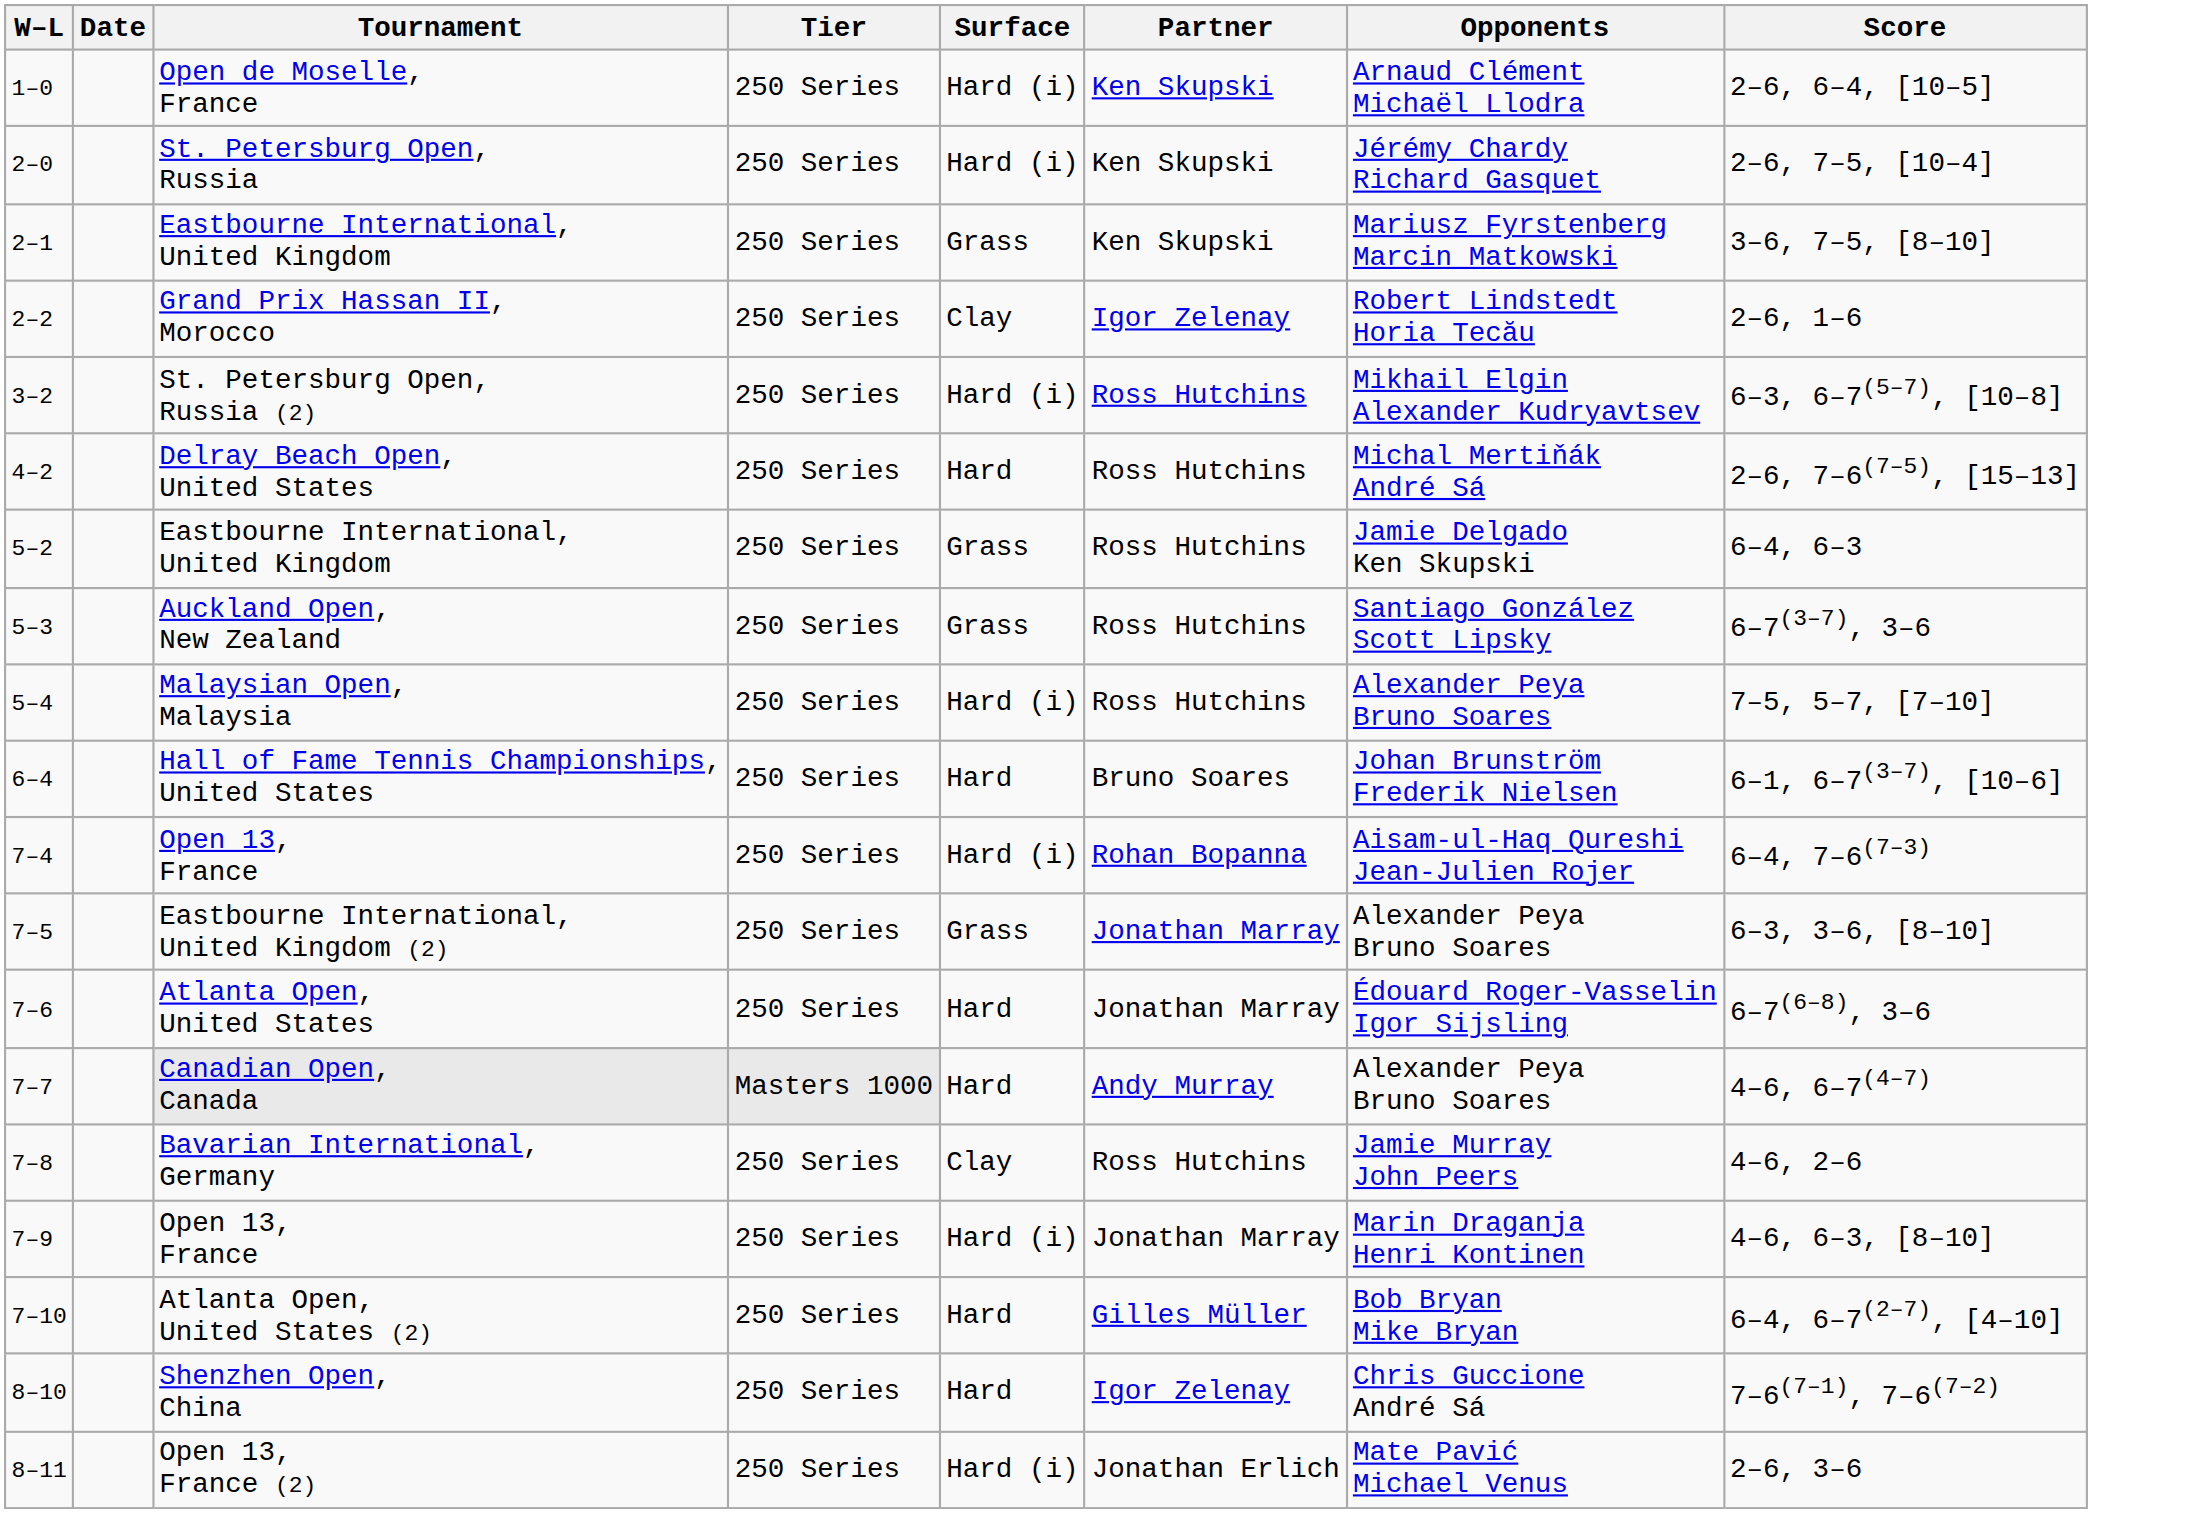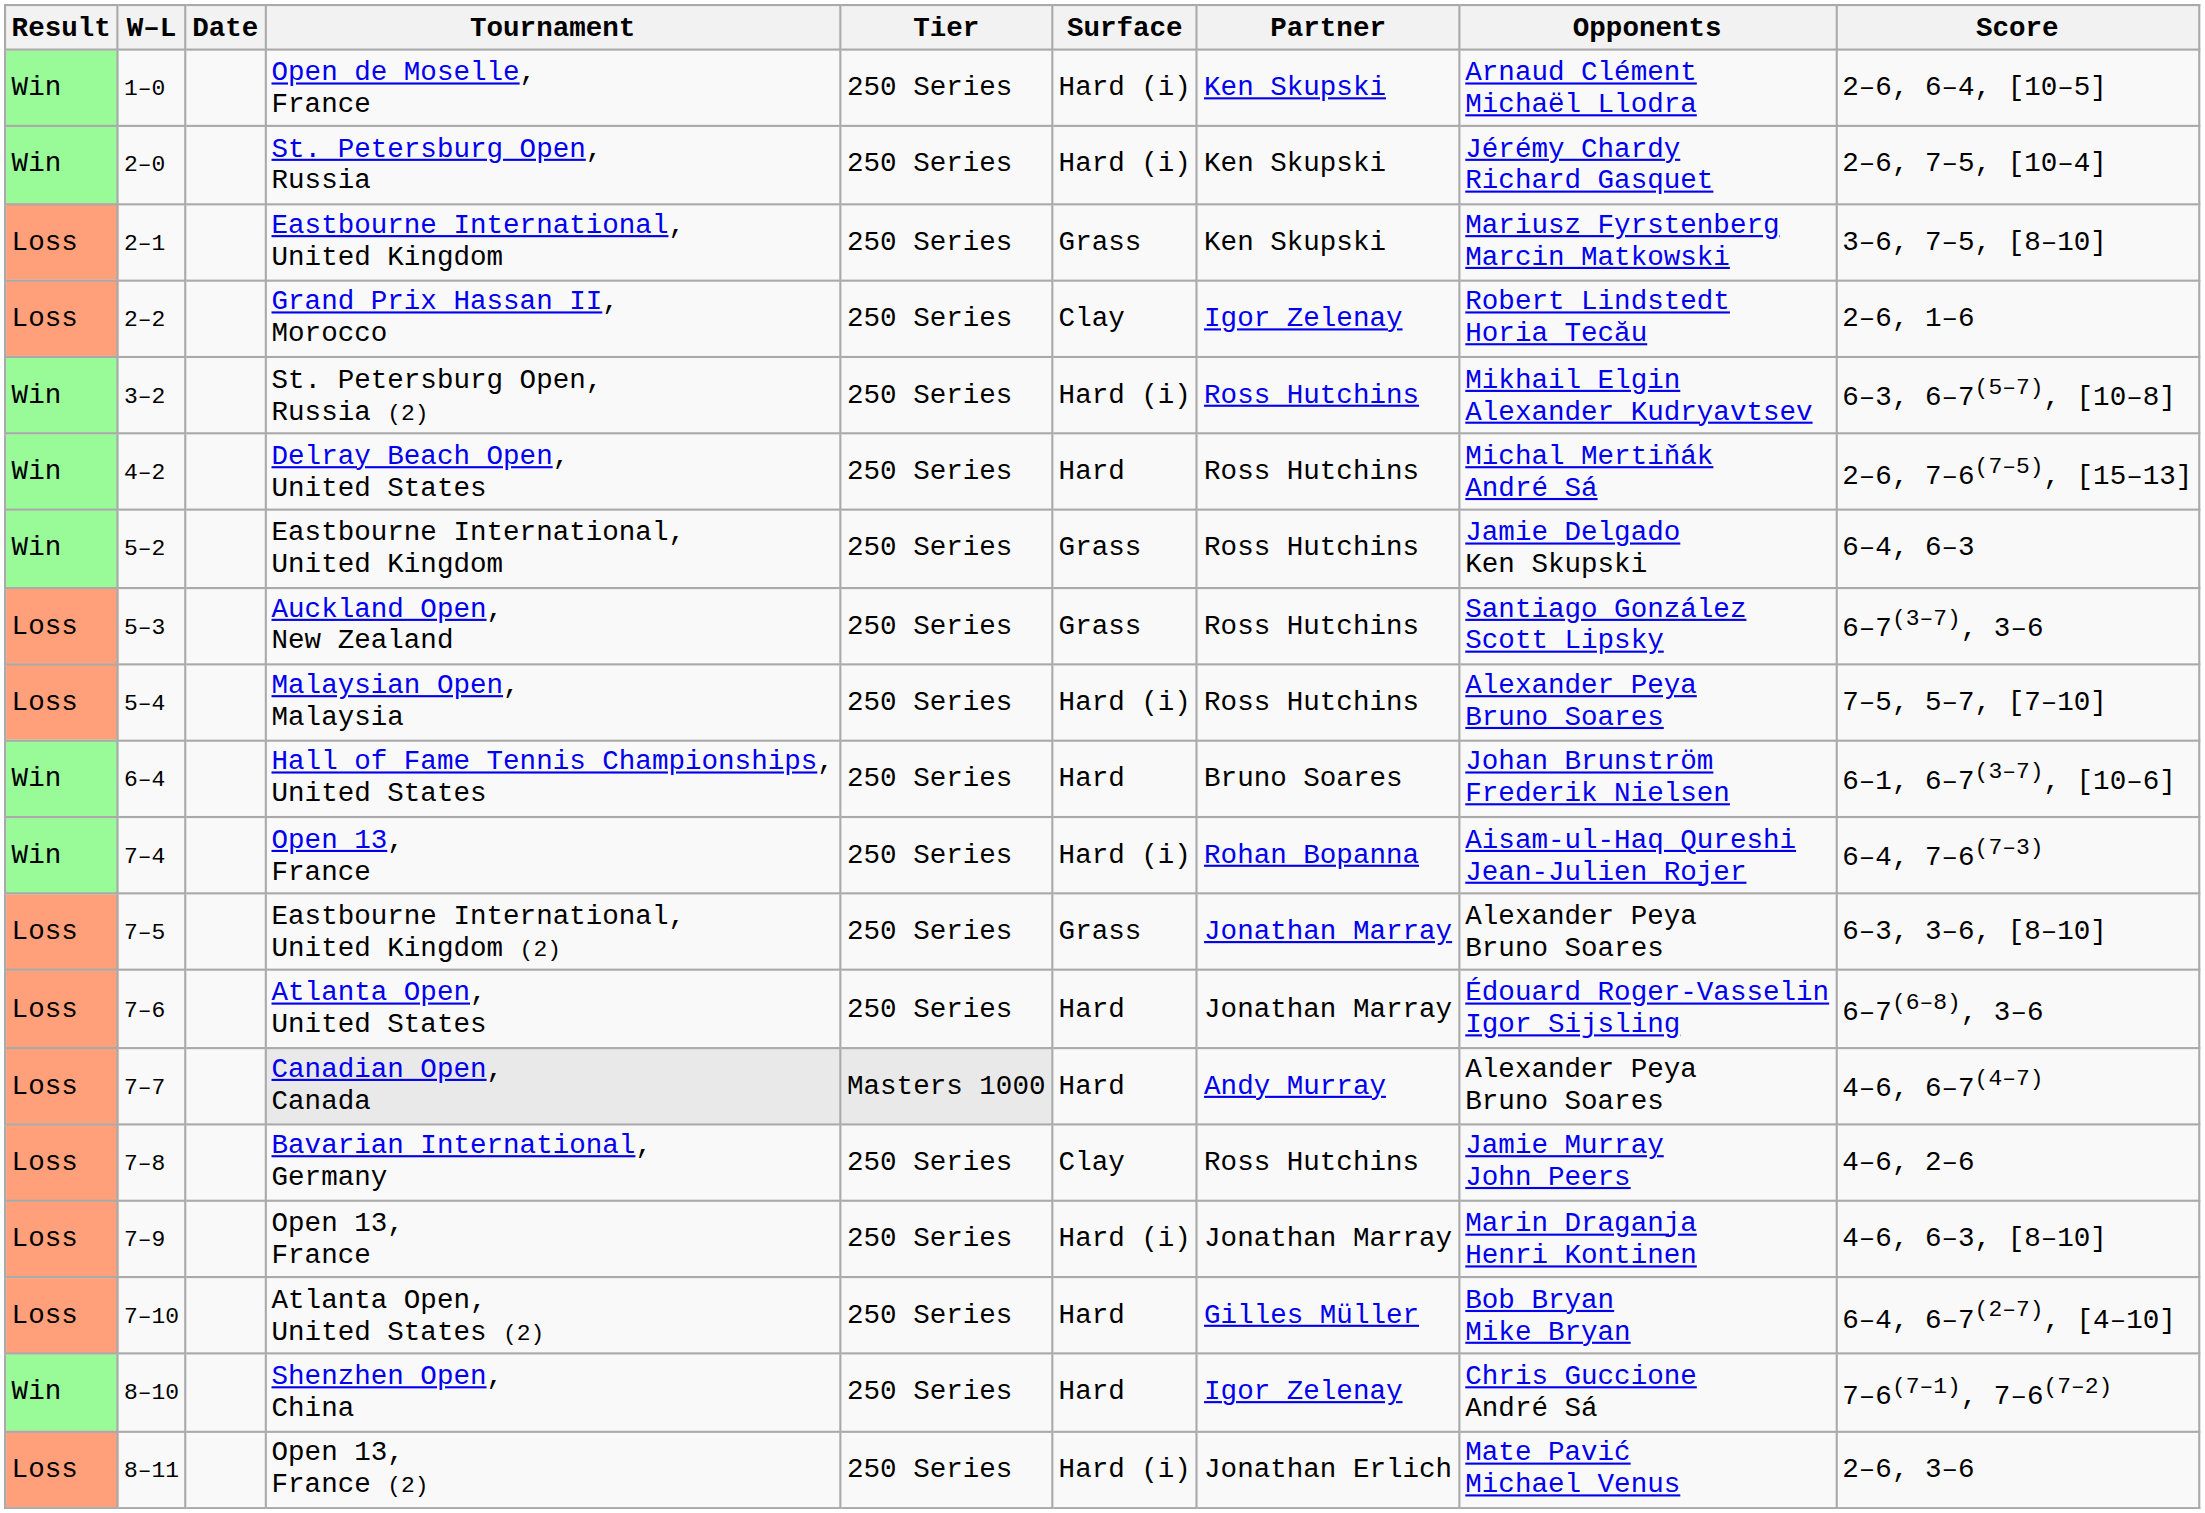+ column: (61, 28)
